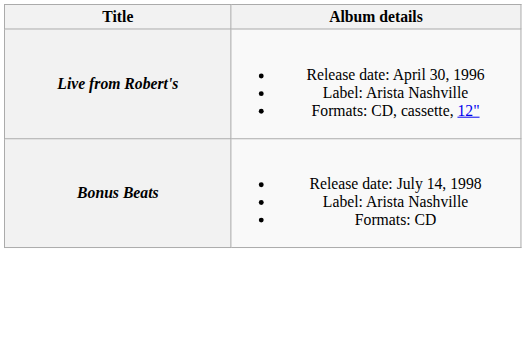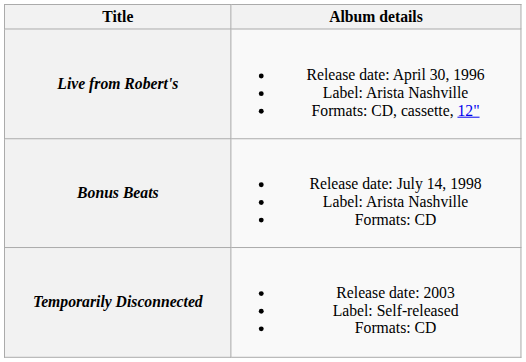+ row: (118, 302)
